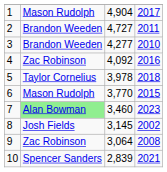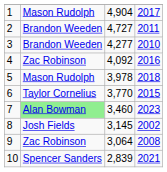(59, 77) Taylor Cornelius -> (59, 77) Mason Rudolph
(59, 93) Mason Rudolph -> (59, 93) Taylor Cornelius
